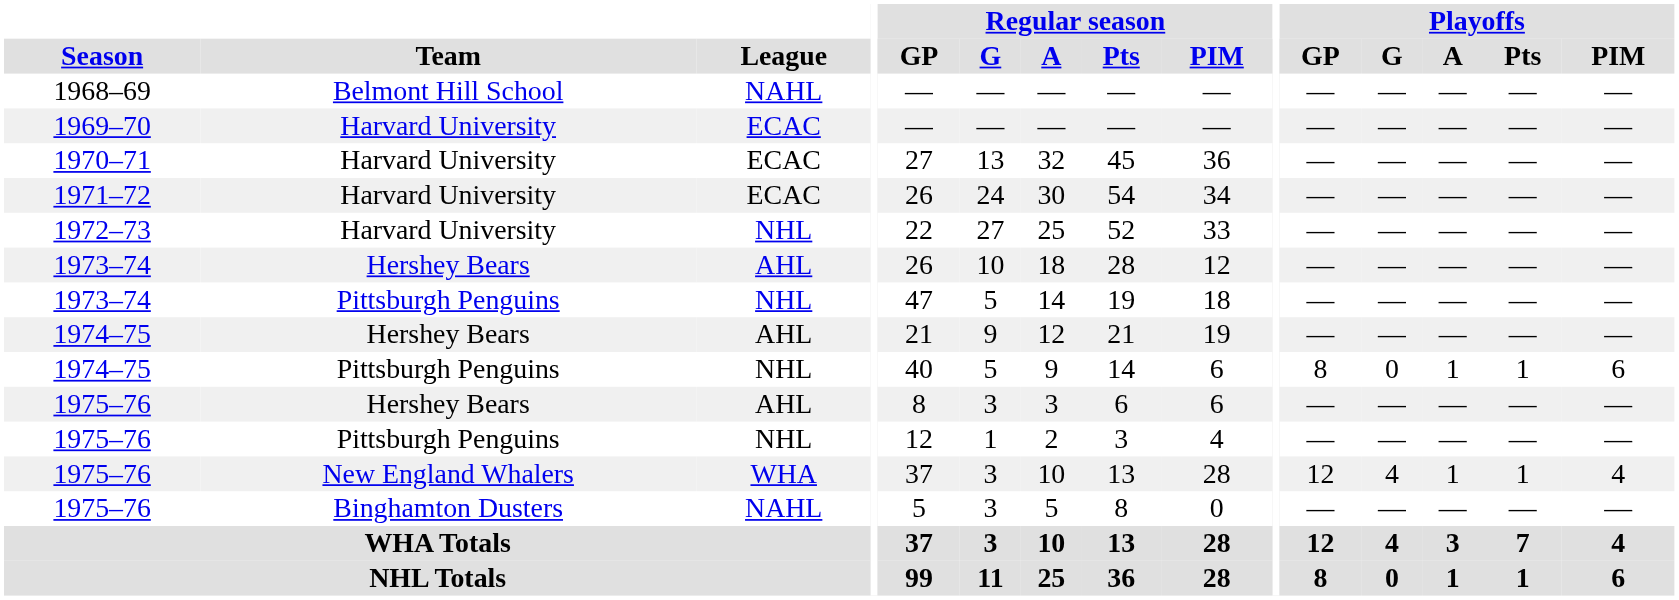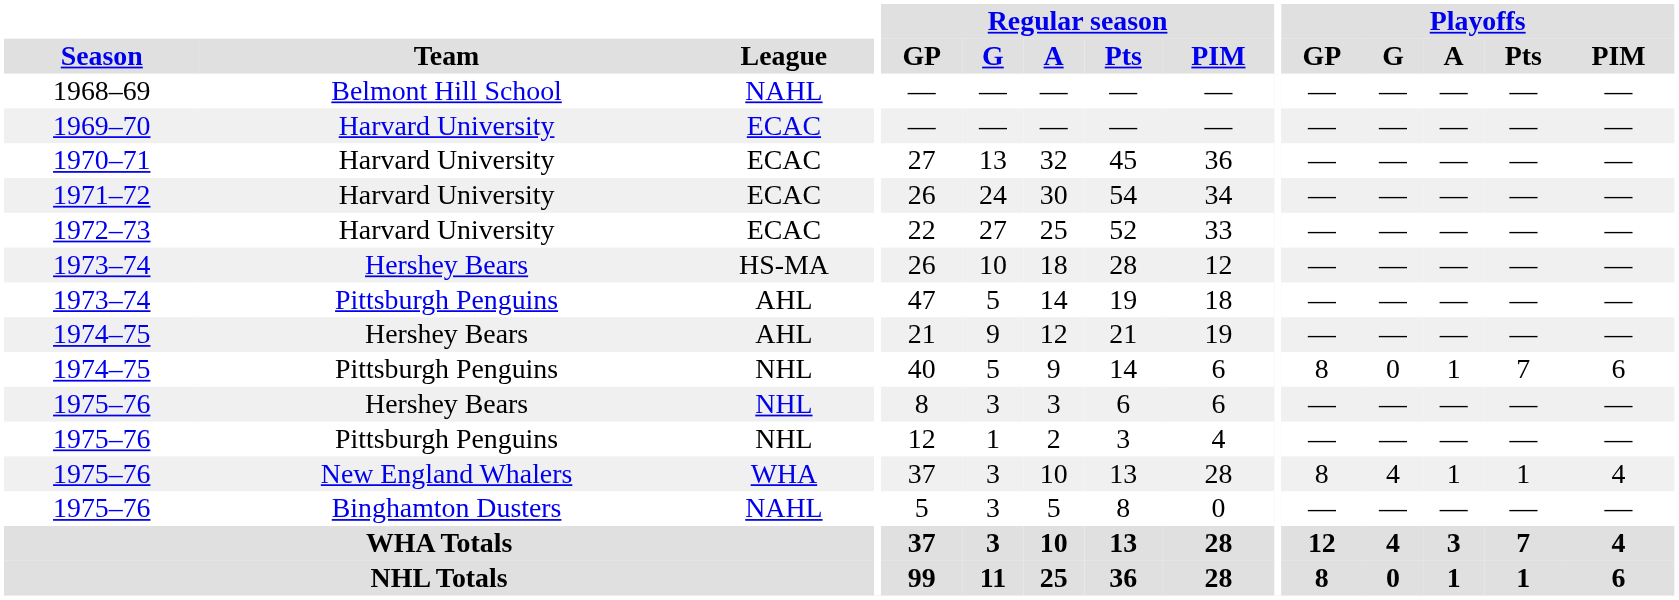(784, 229) NHL -> (784, 229) ECAC
(784, 264) AHL -> (784, 264) HS-MA
(784, 299) NHL -> (784, 299) AHL
(1523, 369) 1 -> (1523, 369) 7
(784, 403) AHL -> (784, 403) NHL
(1320, 473) 12 -> (1322, 473) 8
